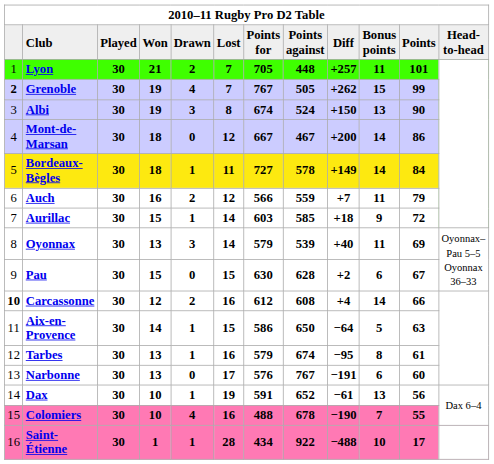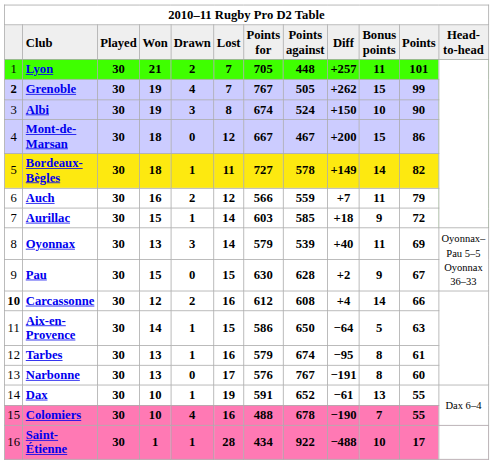(379, 109) 13 -> (379, 109) 10
(379, 136) 14 -> (379, 136) 15
(419, 170) 84 -> (419, 170) 82
(379, 275) 6 -> (379, 275) 9
(379, 375) 6 -> (379, 375) 8
(419, 395) 56 -> (419, 395) 55
